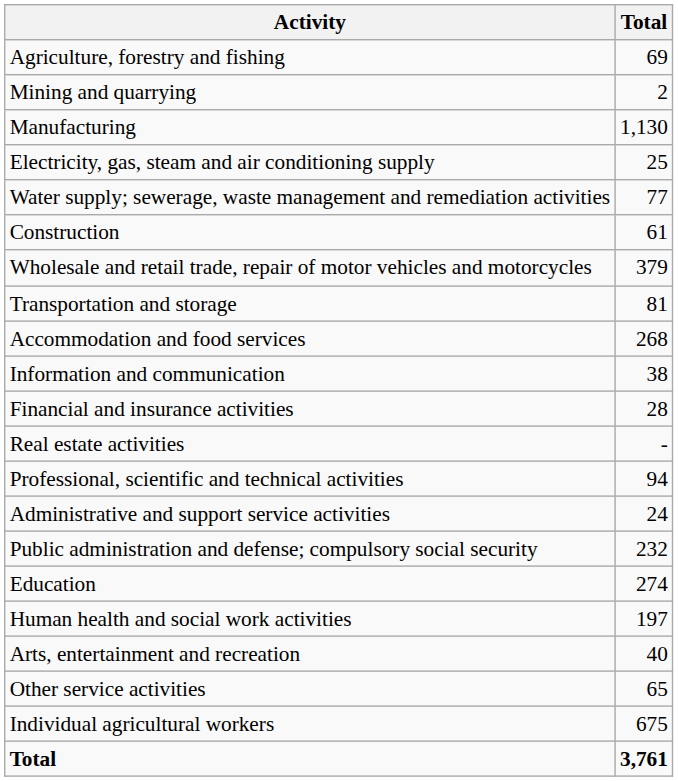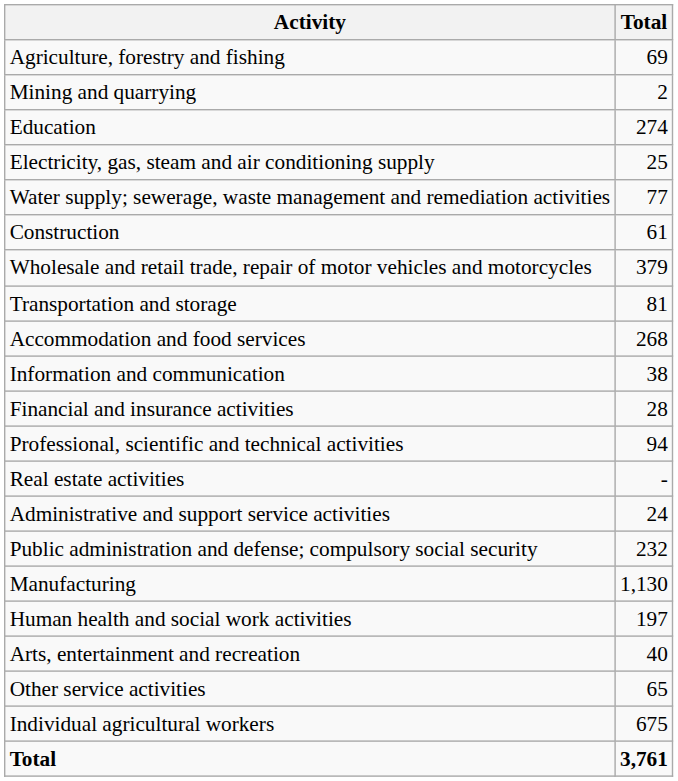rows swapped: (73, 127) <-> (53, 583)
rows swapped: (97, 443) <-> (207, 478)
